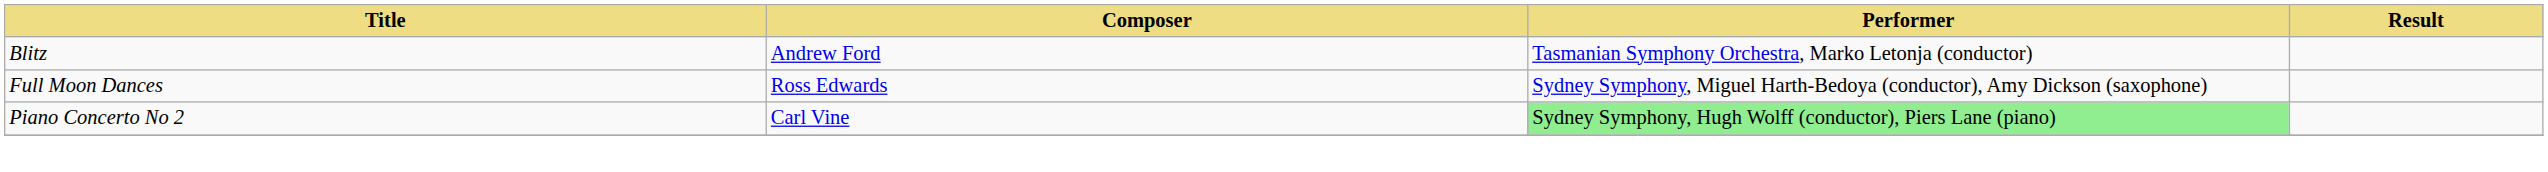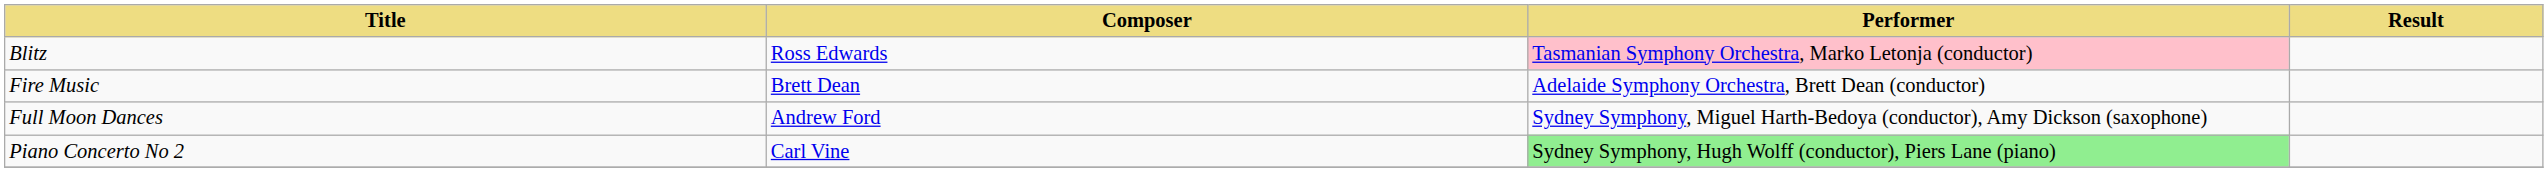(826, 53) Andrew Ford -> (829, 53) Ross Edwards
(1782, 53) no background -> (1782, 53) pink background
+ row: (54, 85)
(829, 85) Ross Edwards -> (826, 118) Andrew Ford
